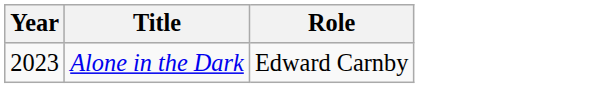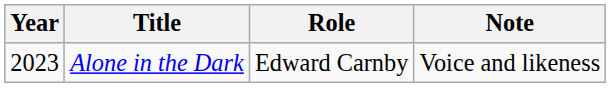+ column: (510, 23)
